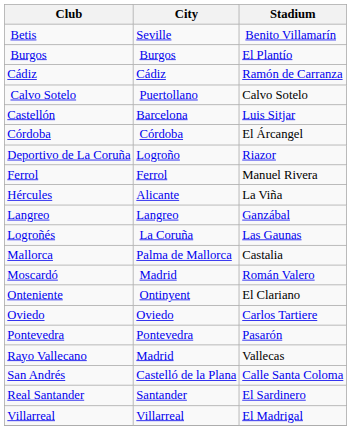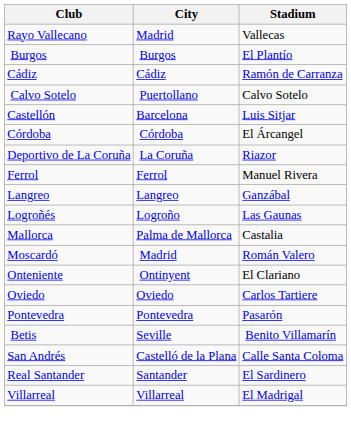rows swapped: (22, 34) <-> (47, 355)
(158, 154) Logroño -> (165, 154) La Coruña
- row: (30, 194)
(165, 235) La Coruña -> (158, 214) Logroño
